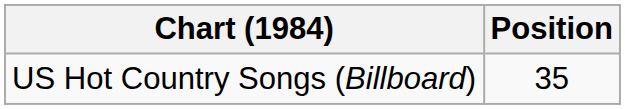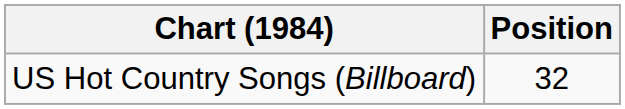(552, 78) 35 -> (552, 78) 32
